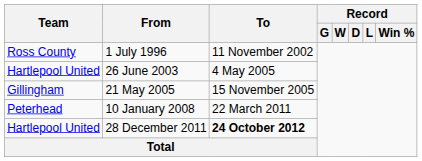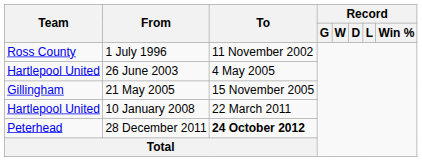(35, 109) Peterhead -> (54, 109) Hartlepool United
(54, 128) Hartlepool United -> (35, 128) Peterhead
